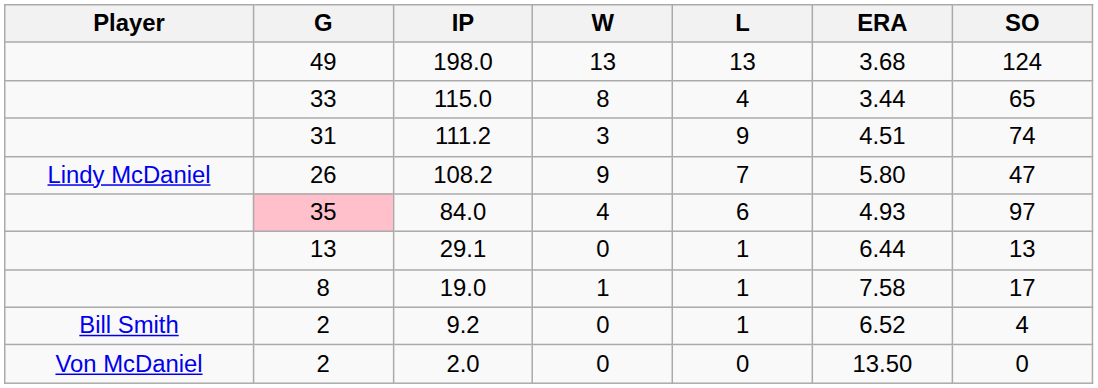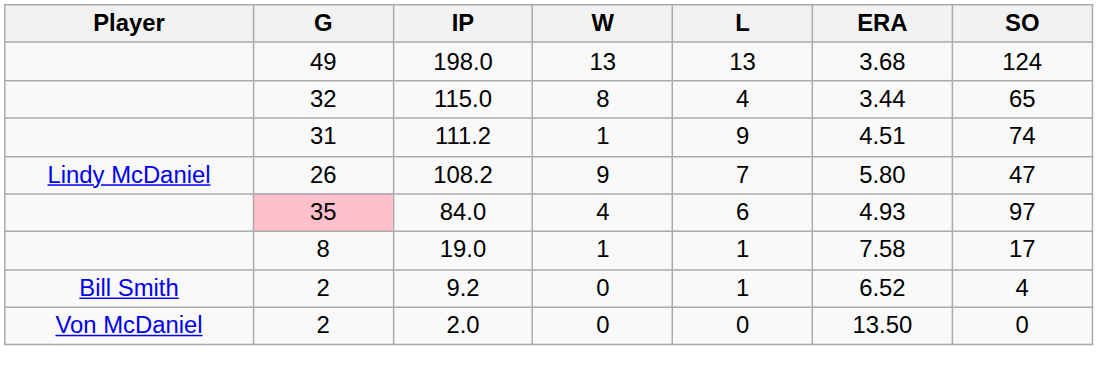(323, 99) 33 -> (323, 99) 32
(603, 136) 3 -> (603, 136) 1
- row: (463, 250)
